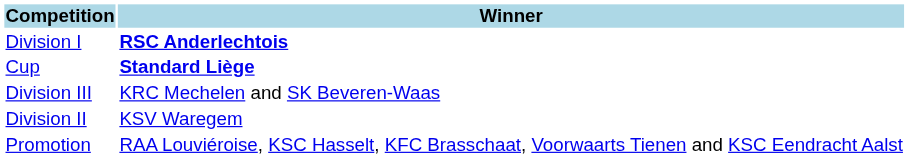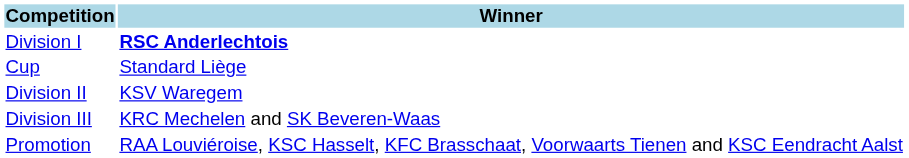(187, 67) bold -> (183, 67) normal
rows swapped: (46, 118) <-> (49, 93)
